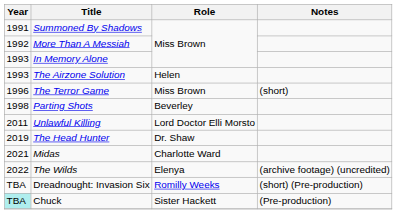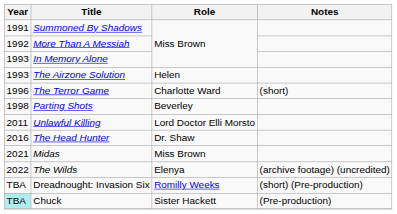(180, 91) Miss Brown -> (187, 91) Charlotte Ward
(18, 138) 2019 -> (18, 138) 2016
(187, 153) Charlotte Ward -> (180, 153) Miss Brown
